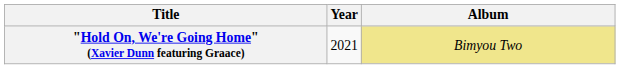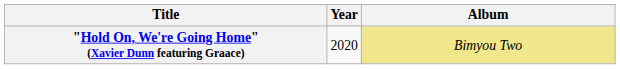(344, 44) 2021 -> (344, 44) 2020
